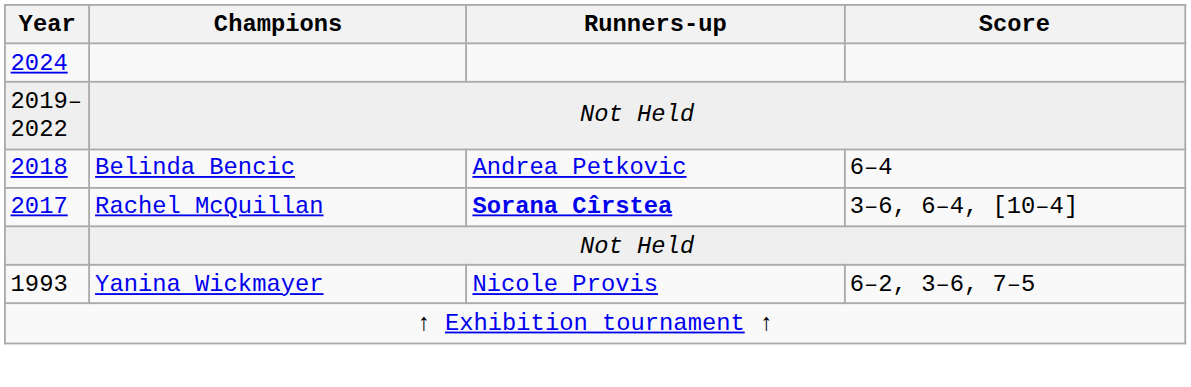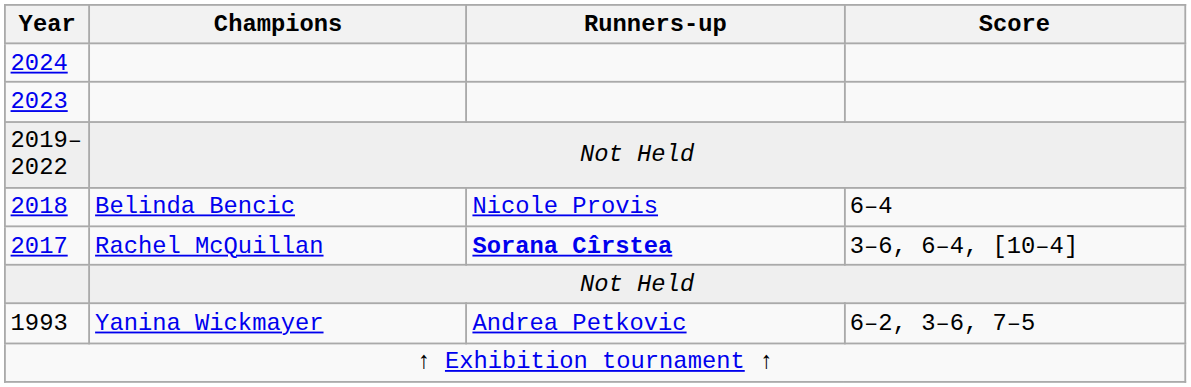+ row: (39, 102)
(580, 168) Andrea Petkovic -> (565, 207) Nicole Provis
(565, 284) Nicole Provis -> (580, 323) Andrea Petkovic
